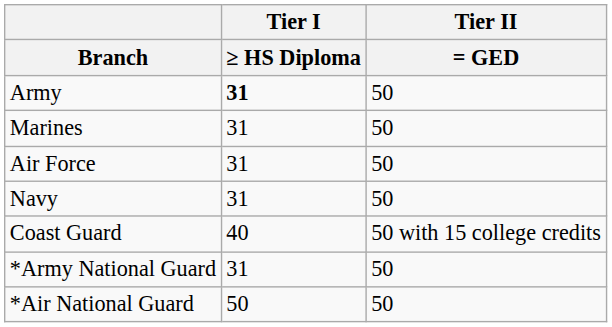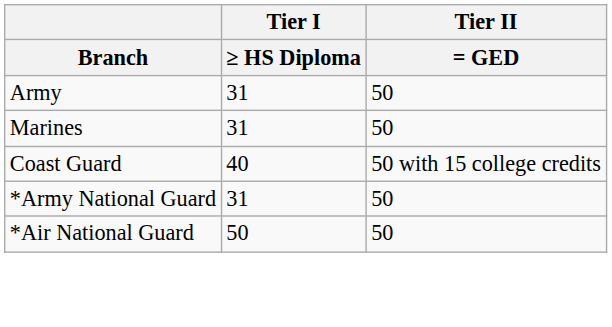(237, 92) bold -> (237, 92) normal
- row: (53, 163)
- row: (34, 198)
